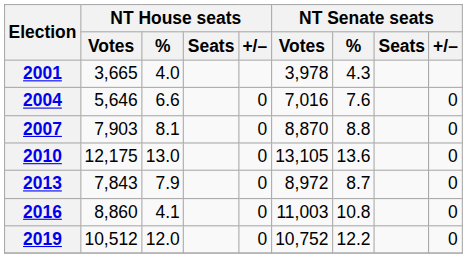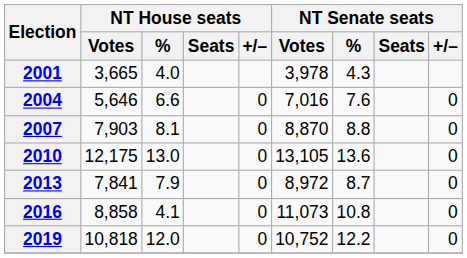(116, 184) 7,843 -> (116, 184) 7,841
(116, 211) 8,860 -> (116, 211) 8,858
(302, 211) 11,003 -> (302, 211) 11,073
(111, 239) 10,512 -> (111, 239) 10,818
